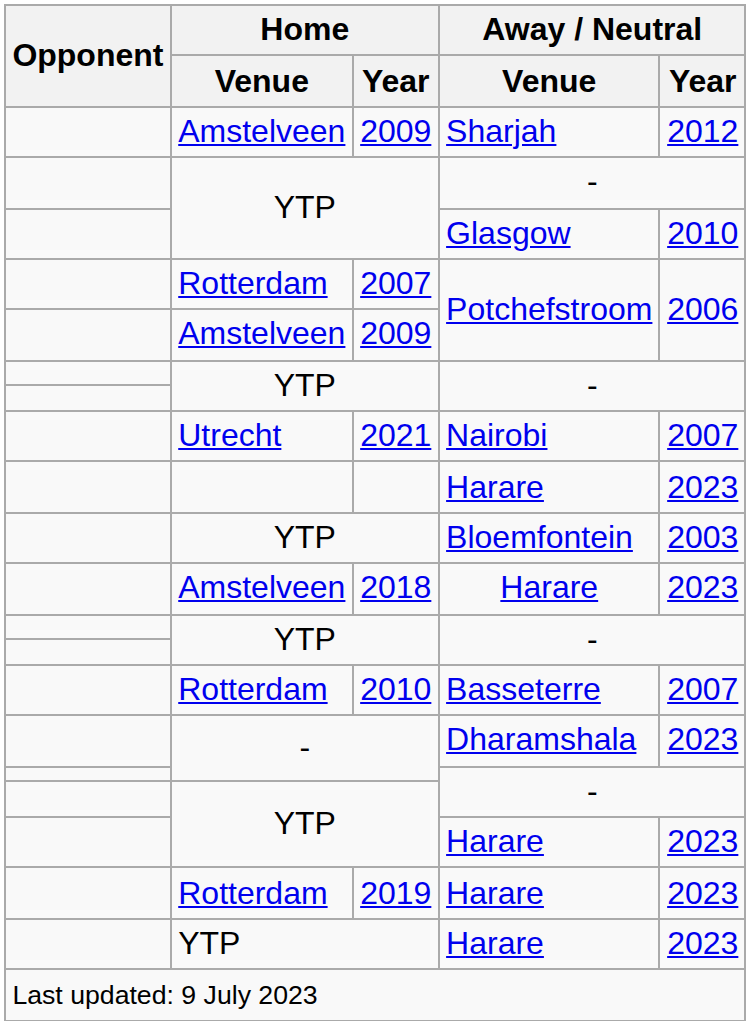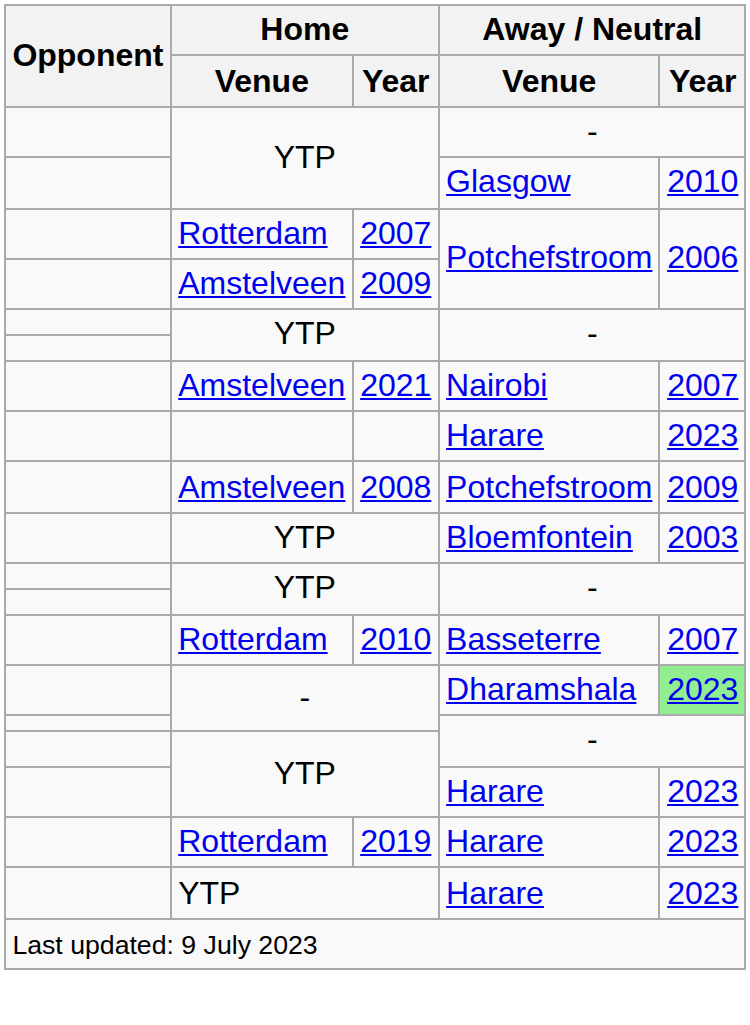- row: (396, 131)
(230, 435) Utrecht -> (262, 385) Amstelveen
+ row: (396, 486)
- row: (396, 588)
(703, 740) no background -> (703, 689) lightgreen background
